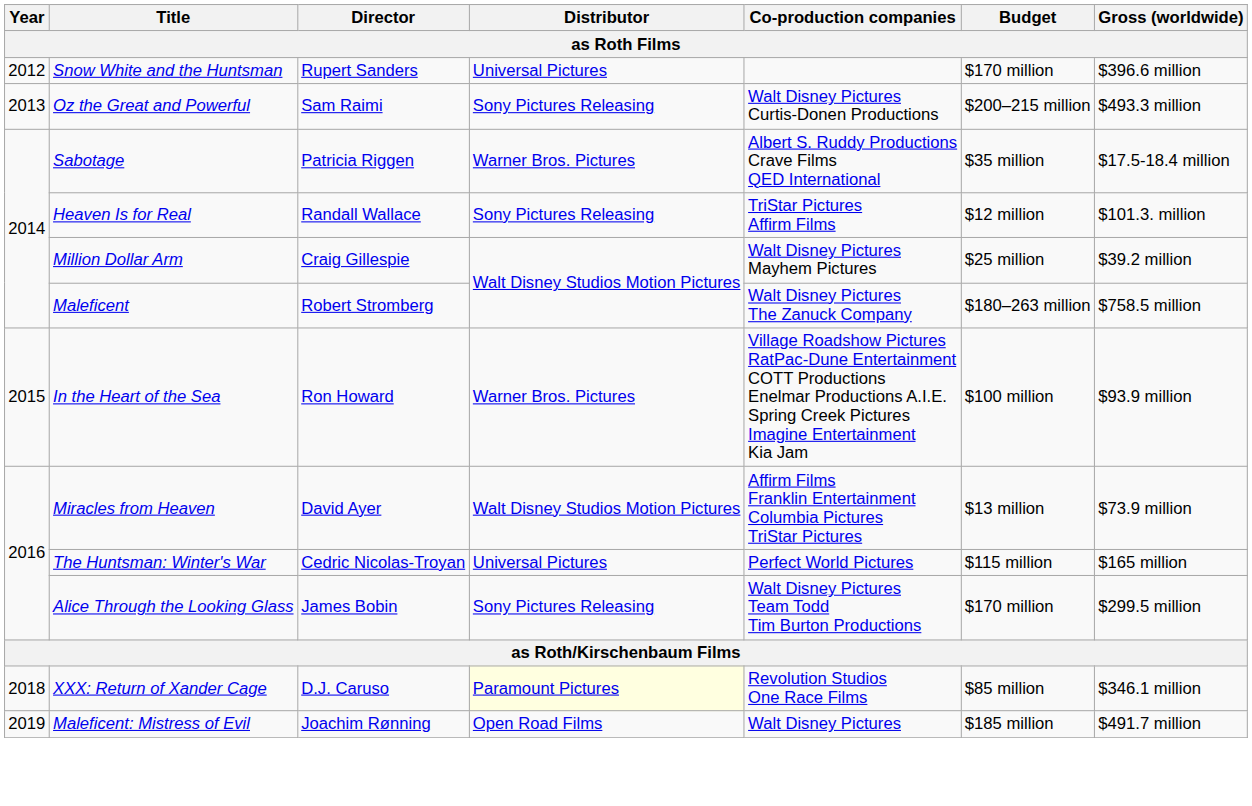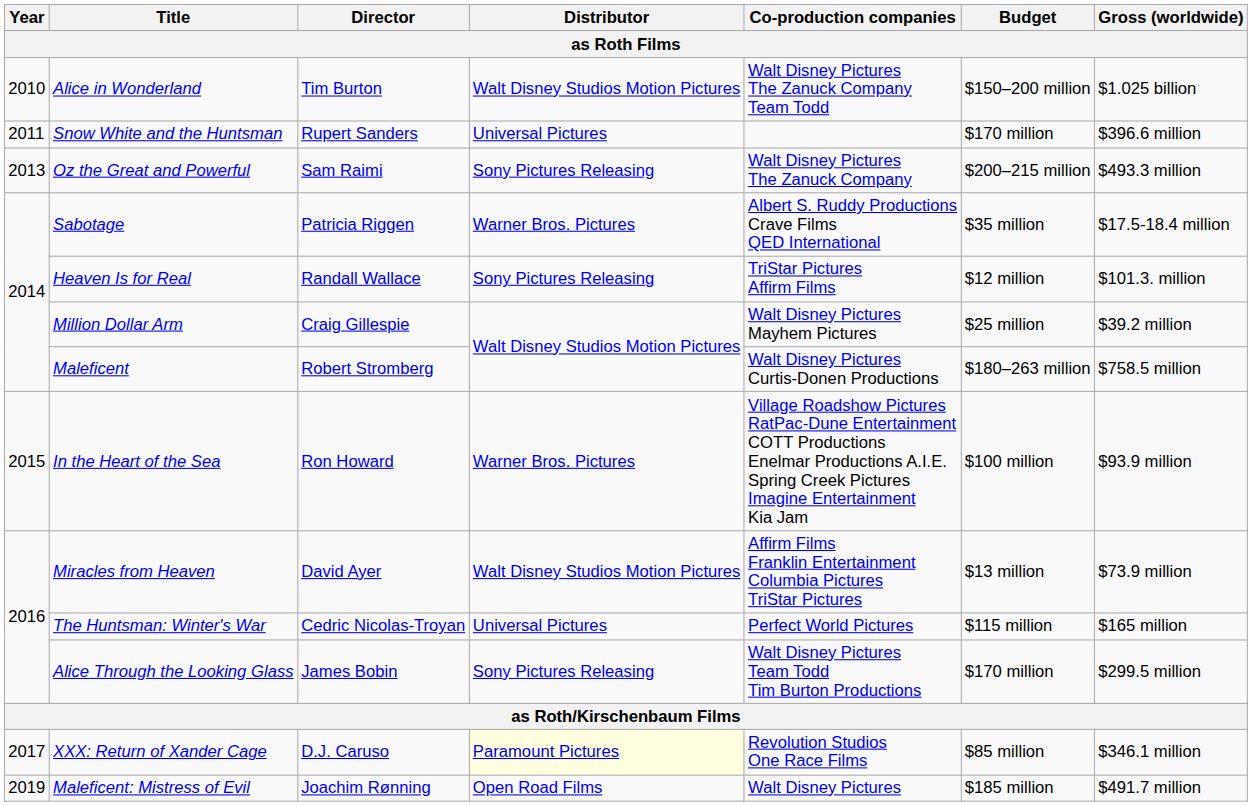+ row: (127, 89)
(27, 70) 2012 -> (26, 134) 2011
(843, 106) Walt Disney Pictures Curtis-Donen Productions -> (830, 170) Walt Disney Pictures The Zanuck Company
(830, 305) Walt Disney Pictures The Zanuck Company -> (843, 369) Walt Disney Pictures Curtis-Donen Productions
(27, 688) 2018 -> (27, 752) 2017
